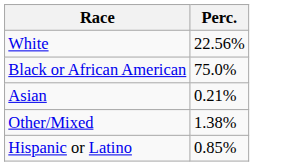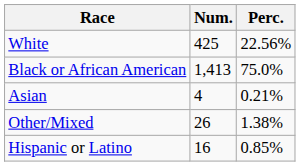+ column: (213, 17)
